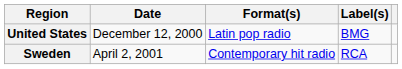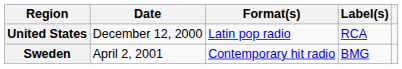(355, 34) BMG -> (354, 34) RCA
(354, 53) RCA -> (355, 53) BMG
